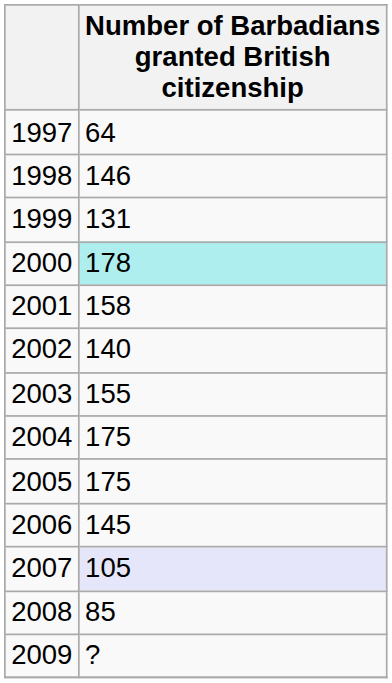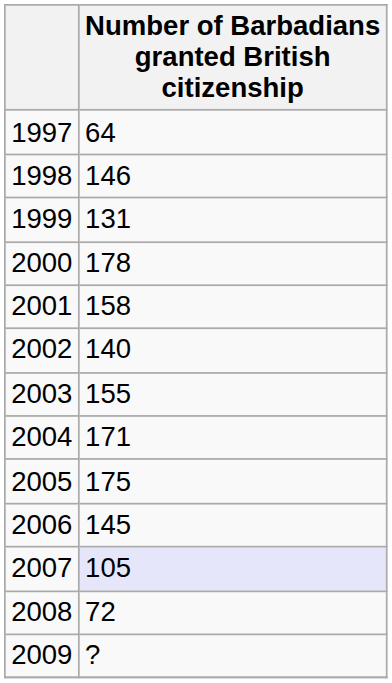(108, 262) paleturquoise background -> (108, 262) no background
(108, 437) 175 -> (108, 437) 171
(100, 611) 85 -> (100, 611) 72
